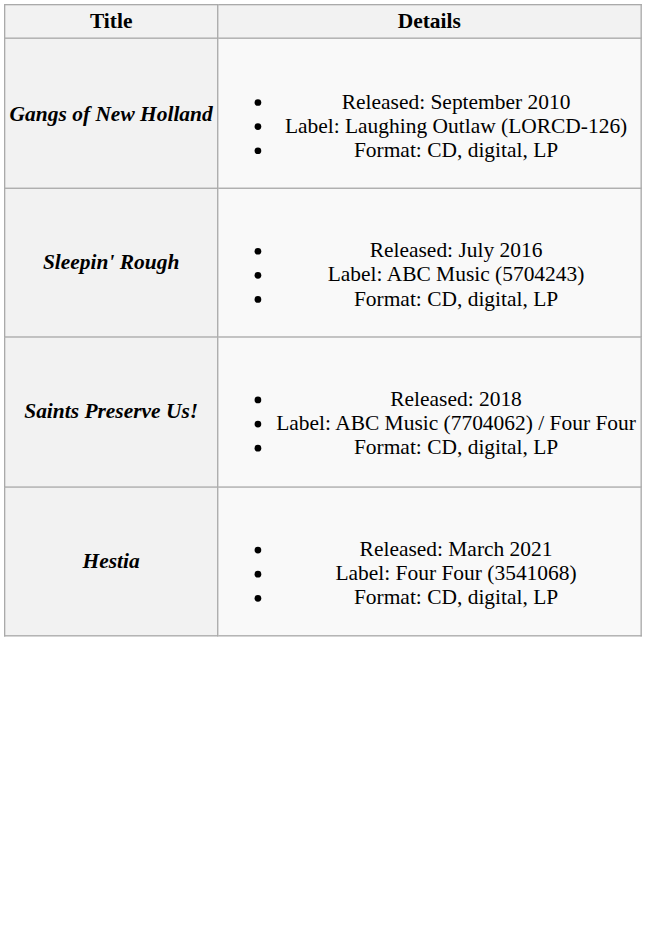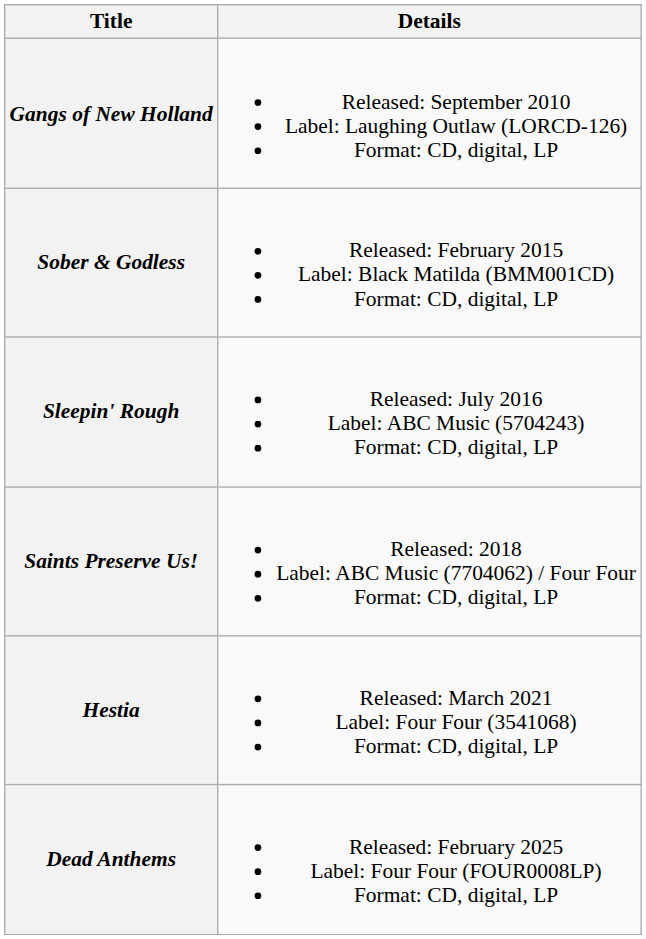+ row: (111, 262)
+ row: (111, 859)
